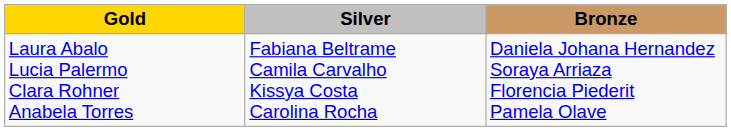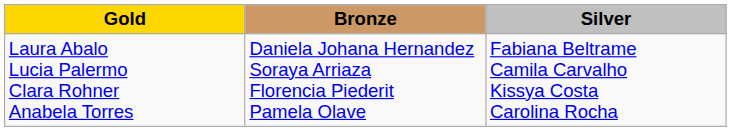columns swapped: (365, 19) <-> (606, 19)
